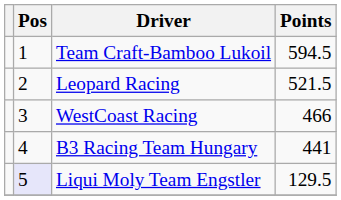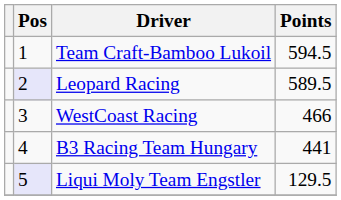(23, 84) no background -> (23, 84) lavender background
(310, 84) 521.5 -> (310, 84) 589.5
